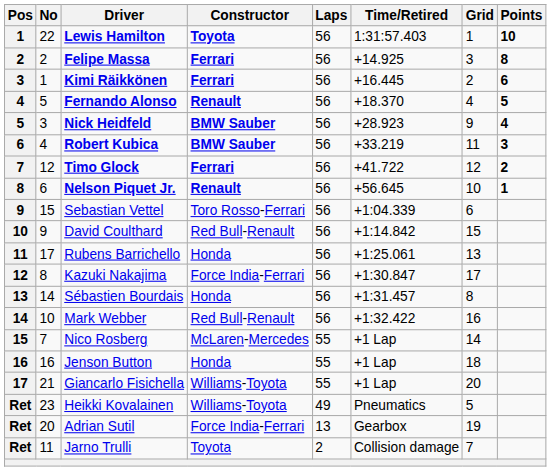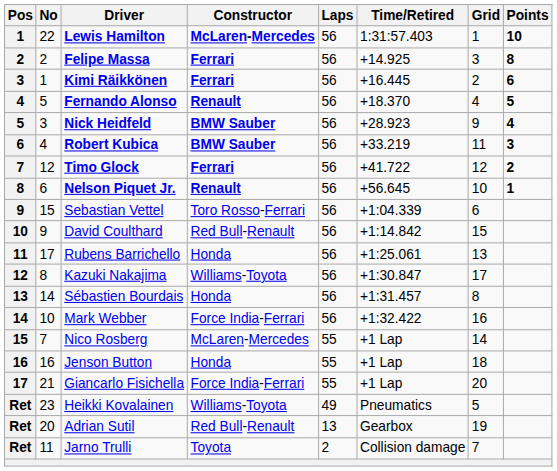(213, 37) Toyota -> (253, 37) McLaren-Mercedes
(247, 275) Force India-Ferrari -> (239, 275) Williams-Toyota
(242, 318) Red Bull-Renault -> (247, 318) Force India-Ferrari
(239, 383) Williams-Toyota -> (247, 383) Force India-Ferrari
(247, 426) Force India-Ferrari -> (242, 426) Red Bull-Renault
